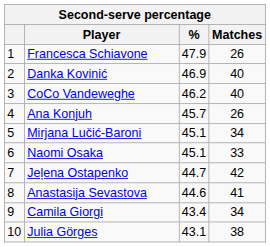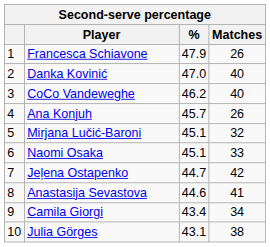(194, 74) 46.9 -> (194, 74) 47.0
(237, 133) 34 -> (237, 133) 32
